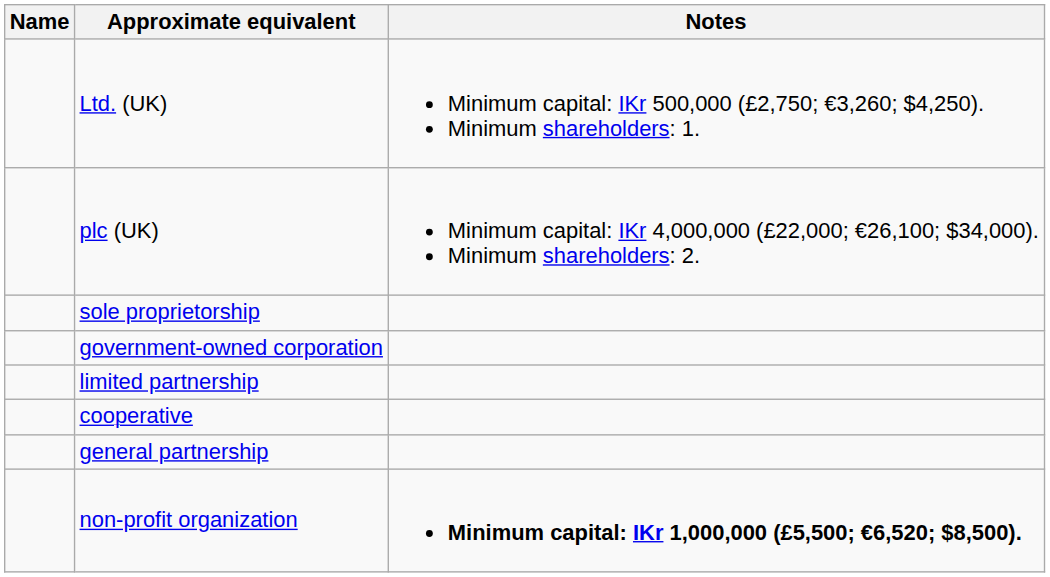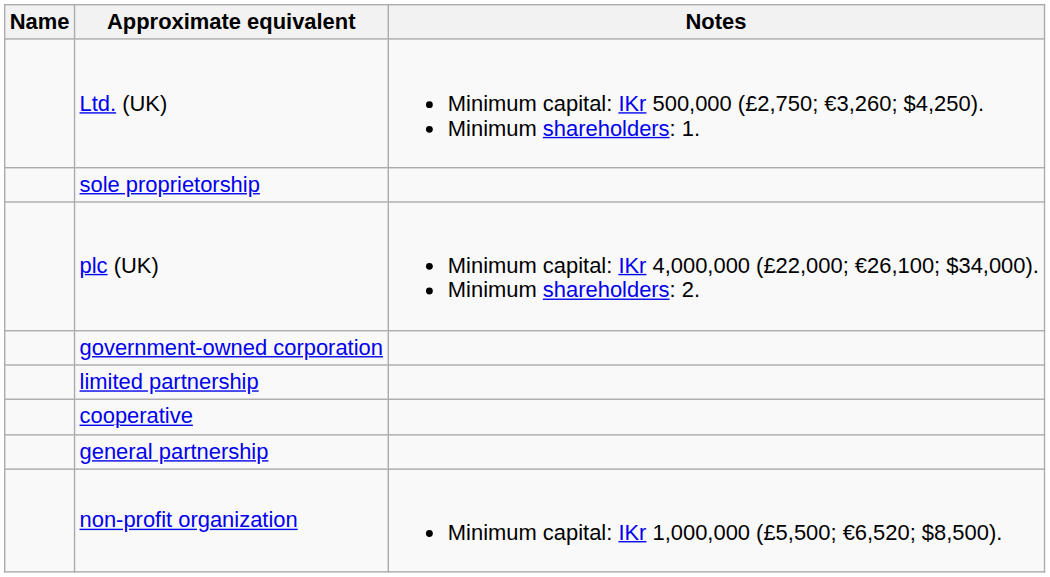rows swapped: (170, 312) <-> (119, 231)
(716, 533) bold -> (716, 533) normal
